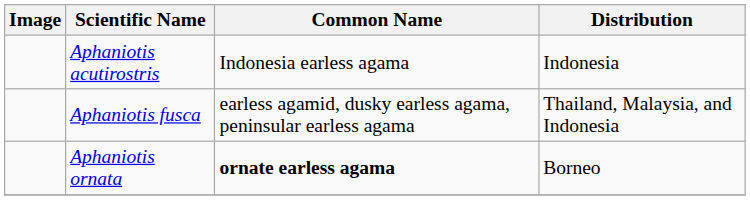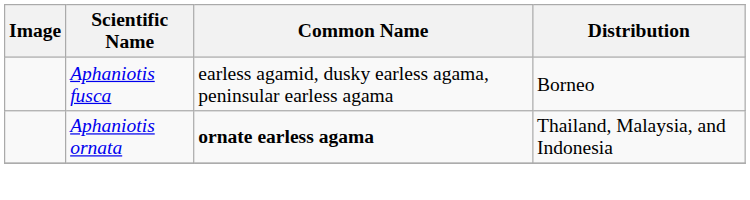- row: (115, 61)
(637, 114) Thailand, Malaysia, and Indonesia -> (566, 83) Borneo
(572, 167) Borneo -> (631, 136) Thailand, Malaysia, and Indonesia
